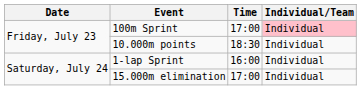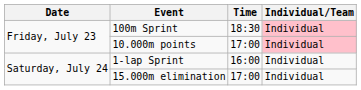(245, 29) 17:00 -> (245, 29) 18:30
(245, 45) 18:30 -> (245, 45) 17:00
(294, 45) no background -> (294, 45) pink background
